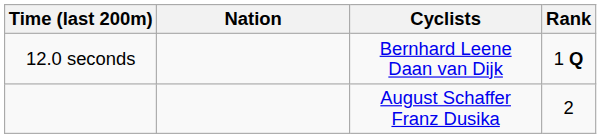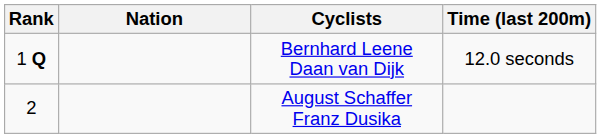columns swapped: (569, 19) <-> (81, 19)
